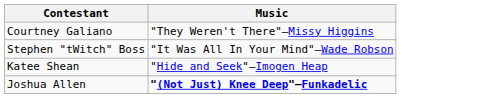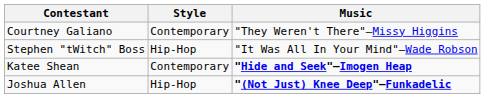+ column: (190, 13)
(239, 67) normal -> (323, 67) bold
